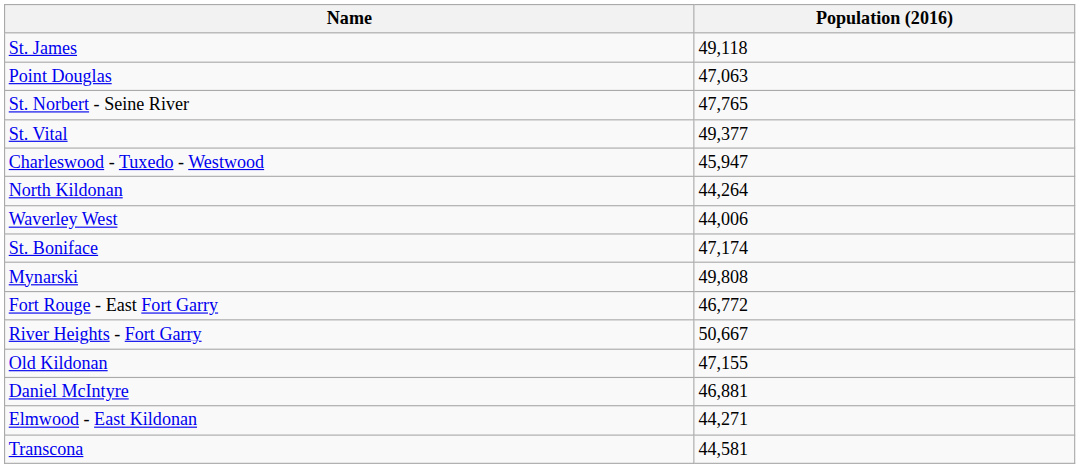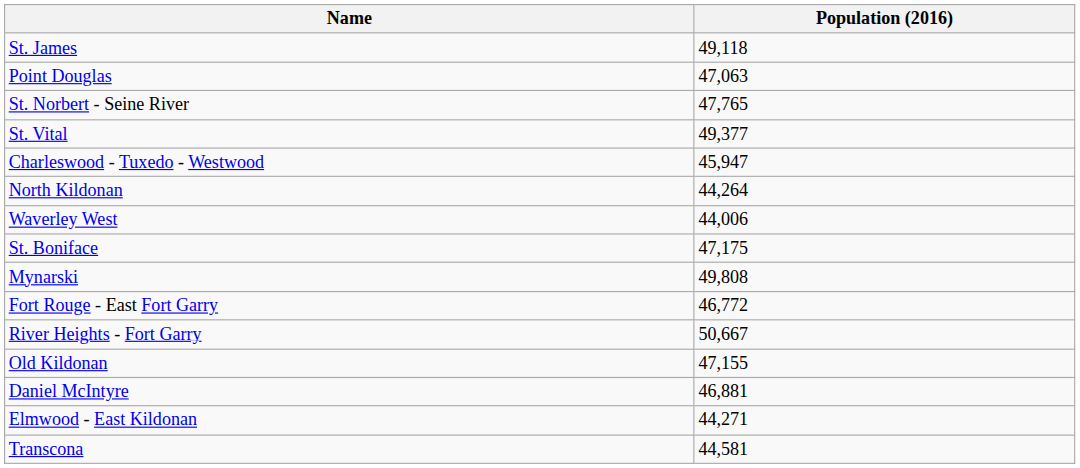(723, 248) 47,174 -> (723, 248) 47,175
